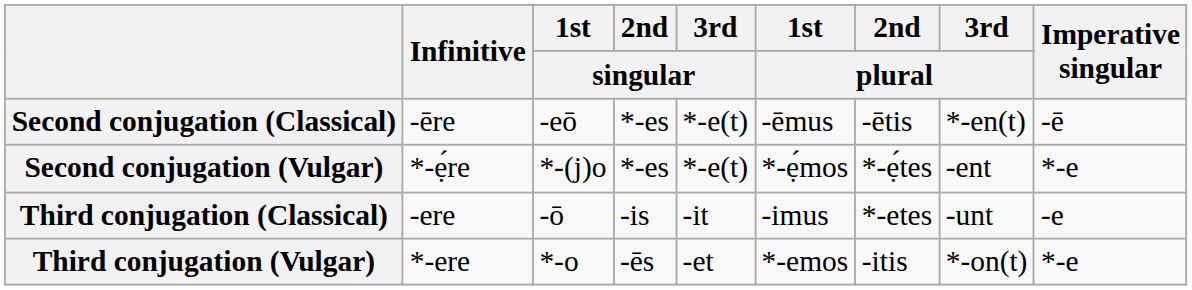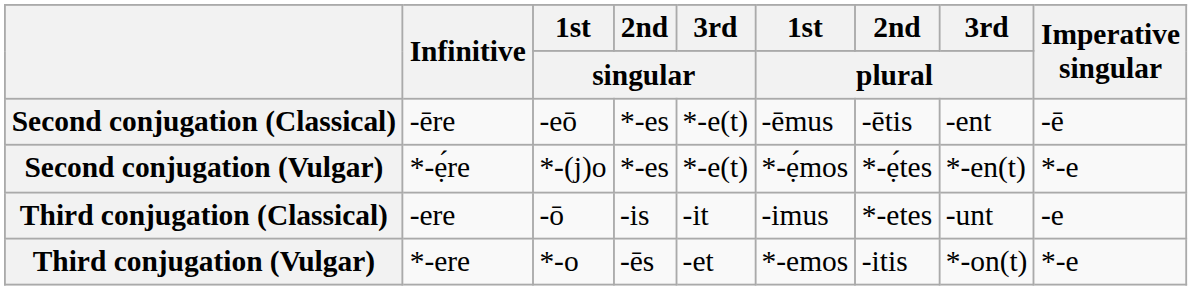(986, 121) *-en(t) -> (969, 121) -ent
(969, 167) -ent -> (986, 167) *-en(t)
